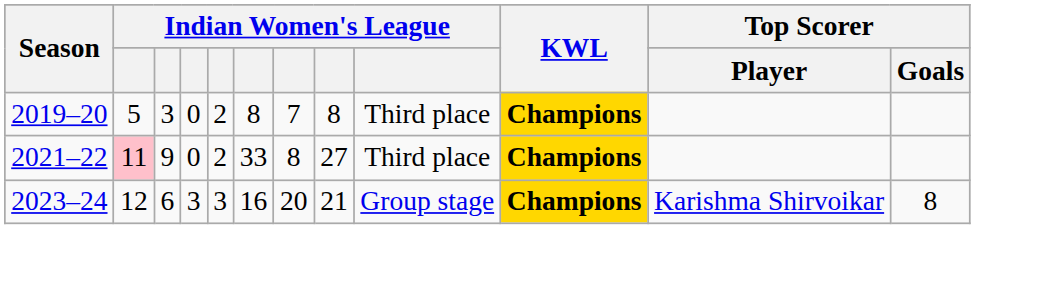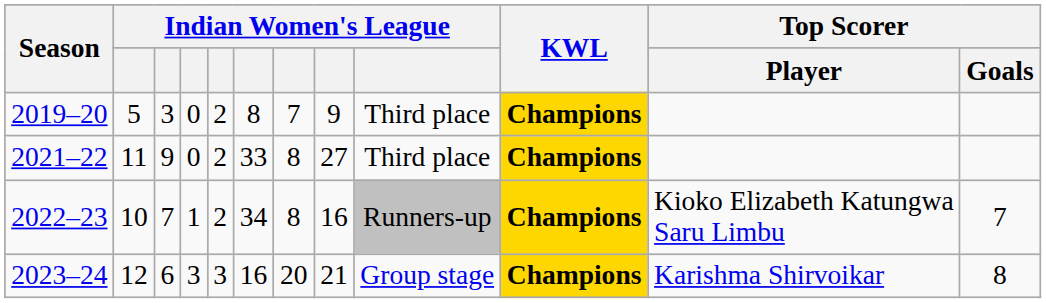(334, 113) 8 -> (334, 113) 9
(134, 157) pink background -> (134, 157) no background
+ row: (59, 216)
